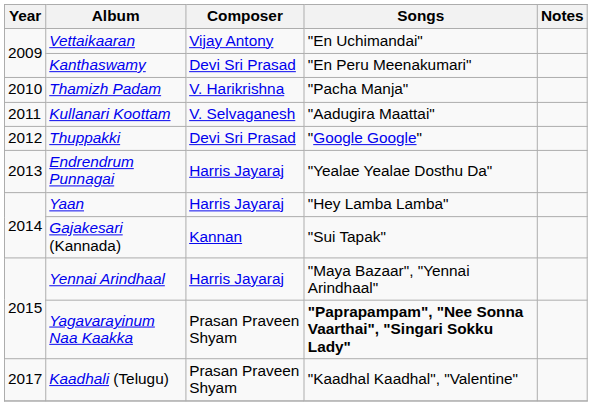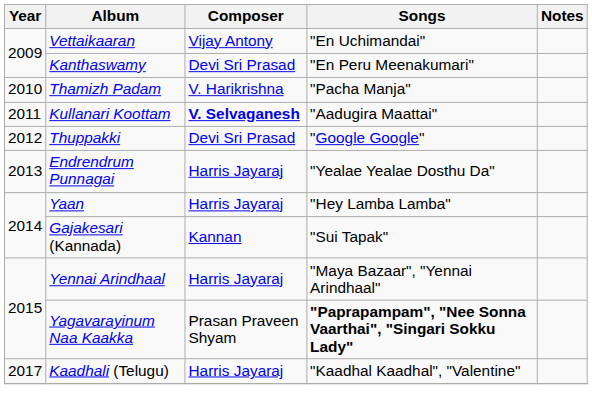(242, 114) normal -> (244, 114) bold
(244, 379) Prasan Praveen Shyam -> (236, 371) Harris Jayaraj
